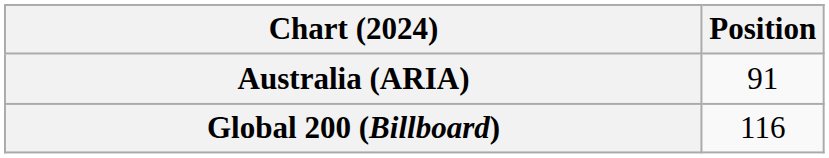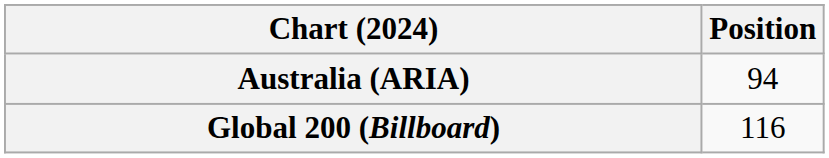(763, 78) 91 -> (763, 78) 94
